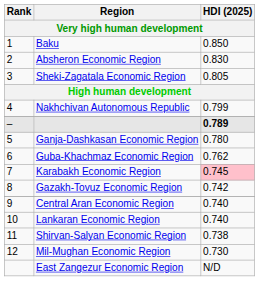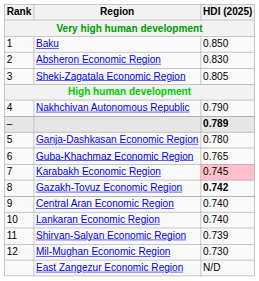(216, 108) 0.799 -> (216, 108) 0.790
(216, 156) 0.762 -> (216, 156) 0.765
(216, 188) normal -> (216, 188) bold
(216, 236) 0.738 -> (216, 236) 0.739
